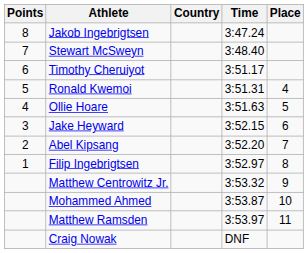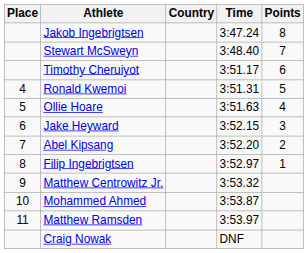columns swapped: (285, 13) <-> (25, 13)
